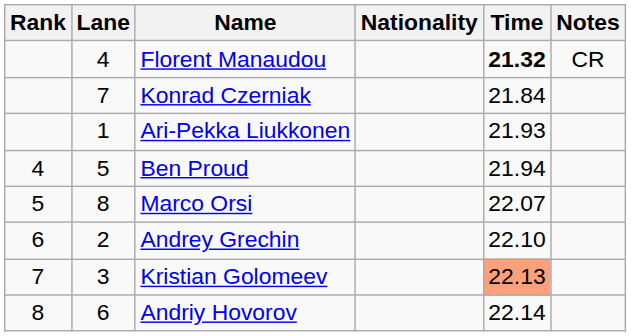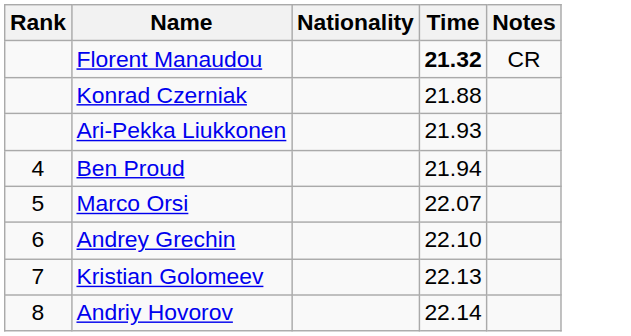- column: (103, 22)
(517, 95) 21.84 -> (453, 95) 21.88
(517, 276) lightsalmon background -> (453, 276) no background
